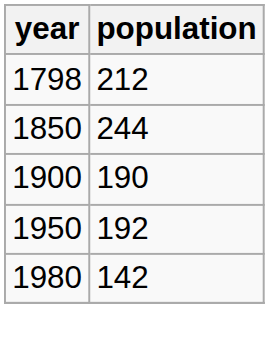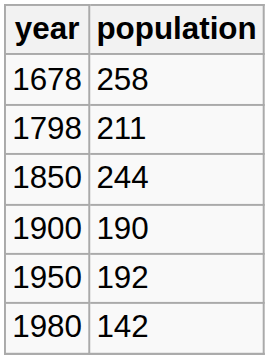+ row: (47, 79)
(123, 79) 212 -> (121, 128) 211
